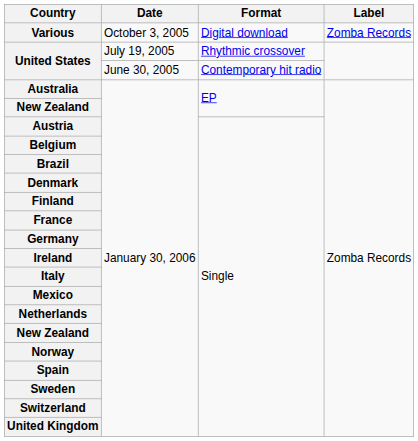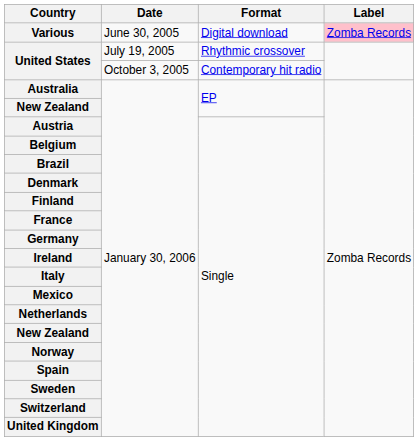(146, 32) October 3, 2005 -> (142, 32) June 30, 2005
(369, 32) no background -> (369, 32) pink background
(142, 70) June 30, 2005 -> (146, 70) October 3, 2005
